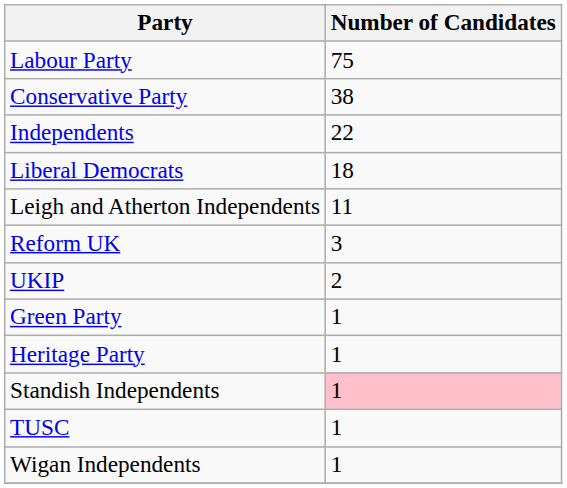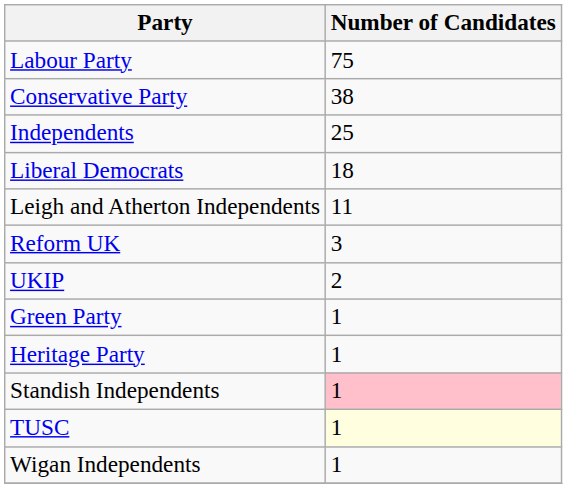(342, 133) 22 -> (342, 133) 25
(336, 427) no background -> (336, 427) lightyellow background
